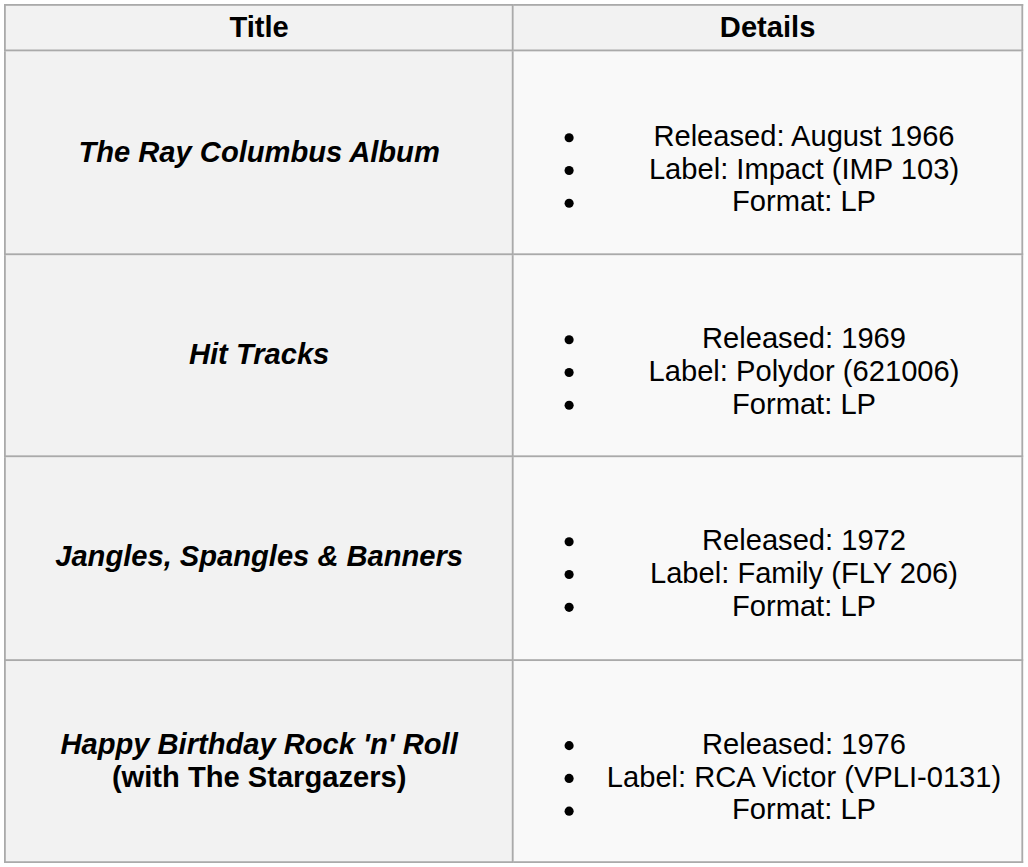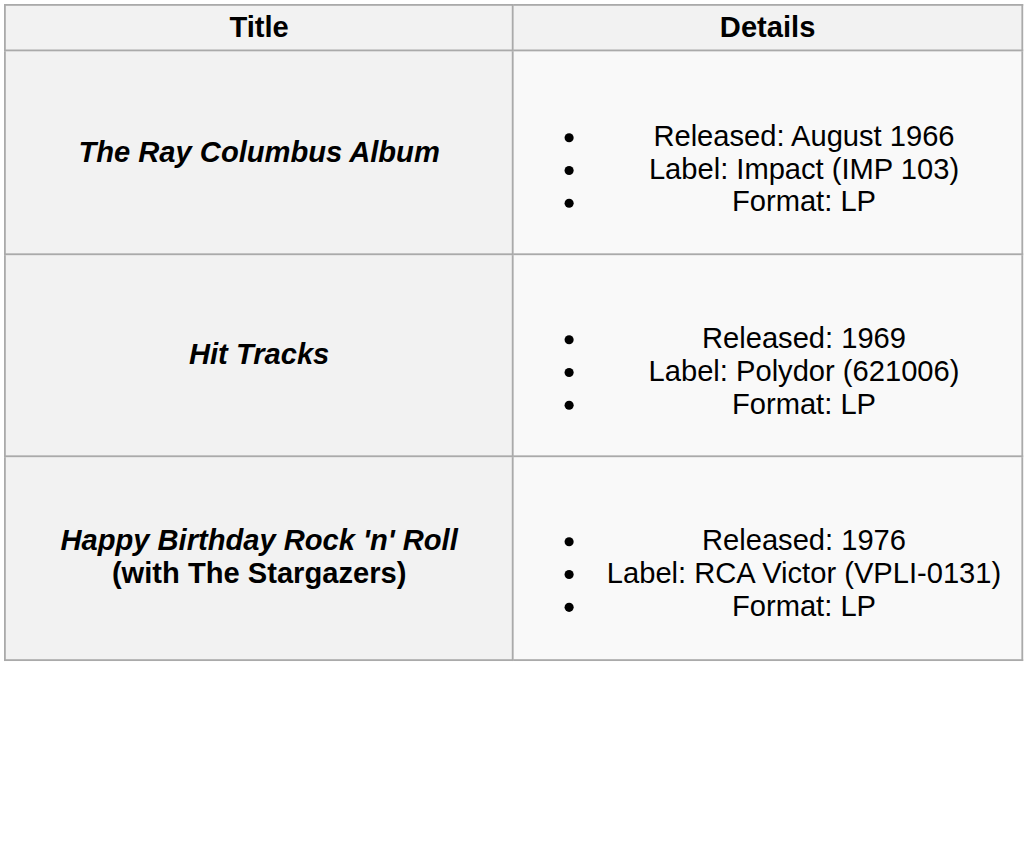- row: (259, 557)
